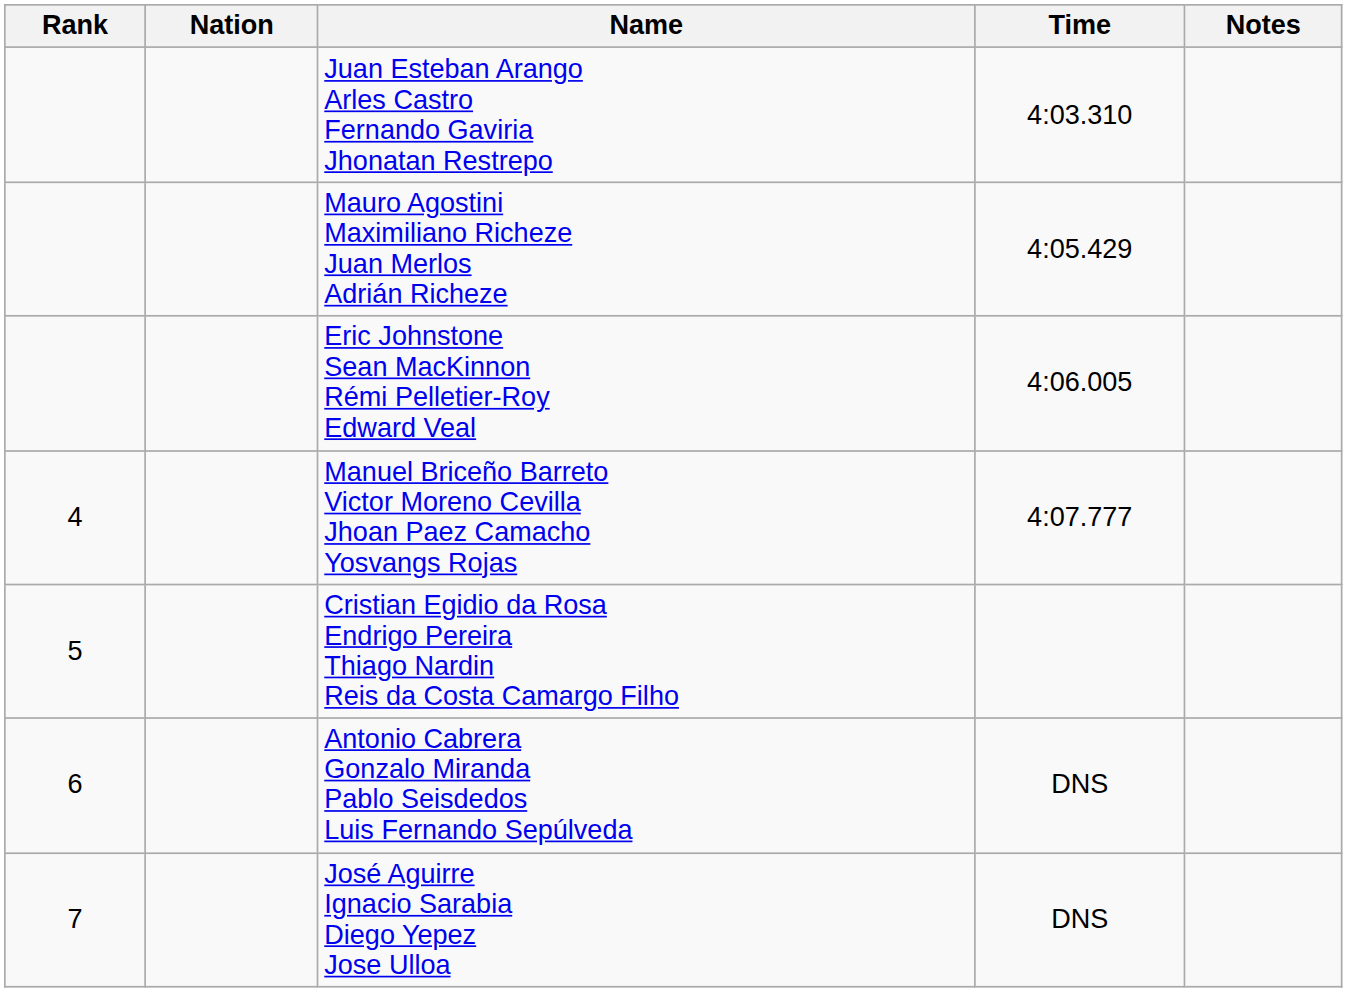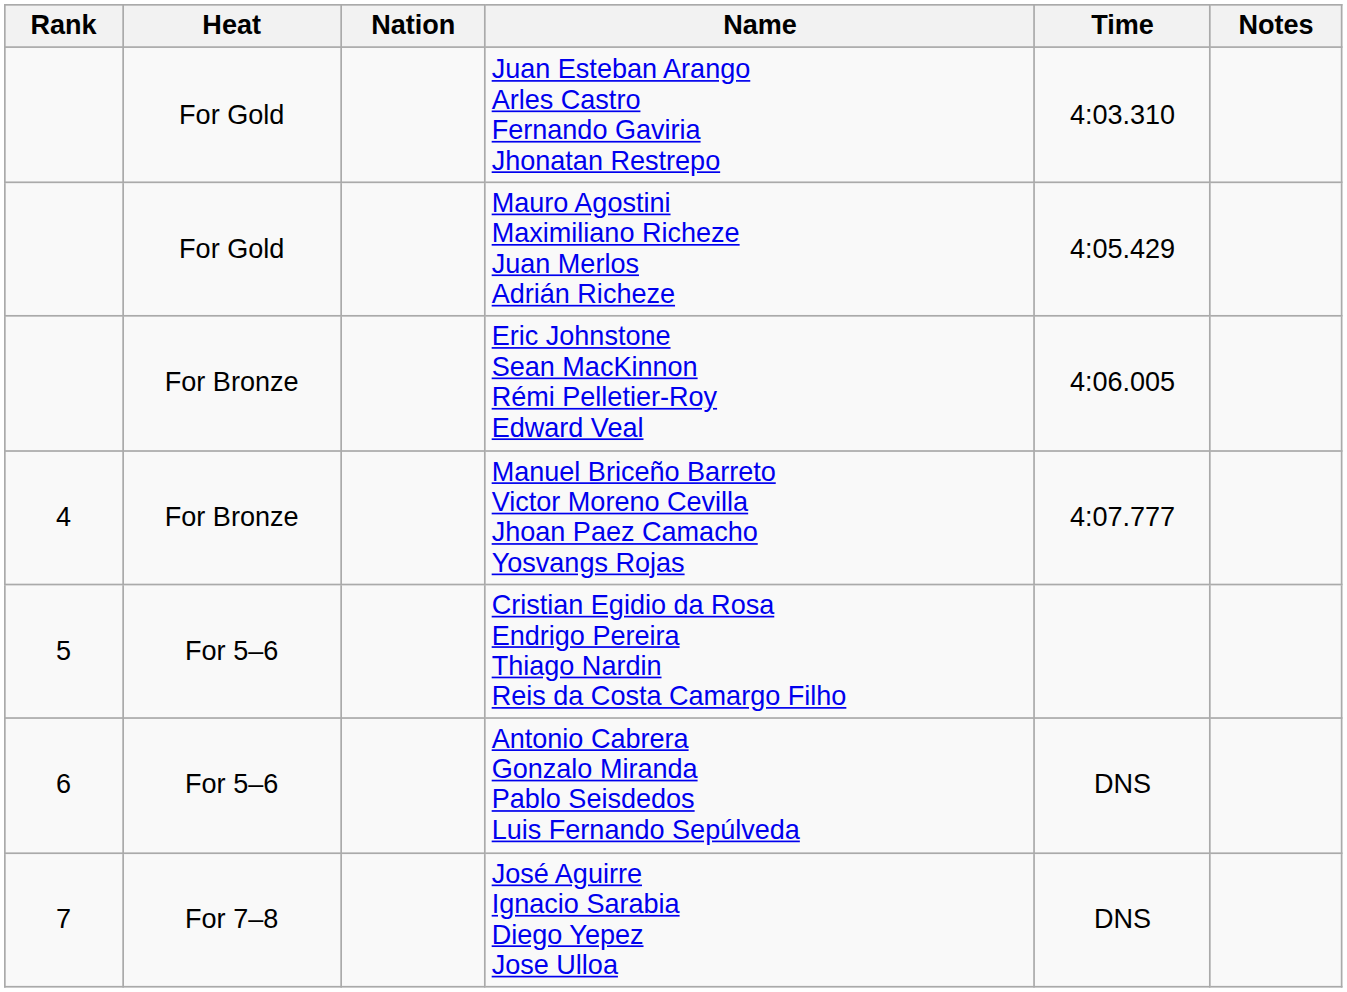+ column: (232, 25)
